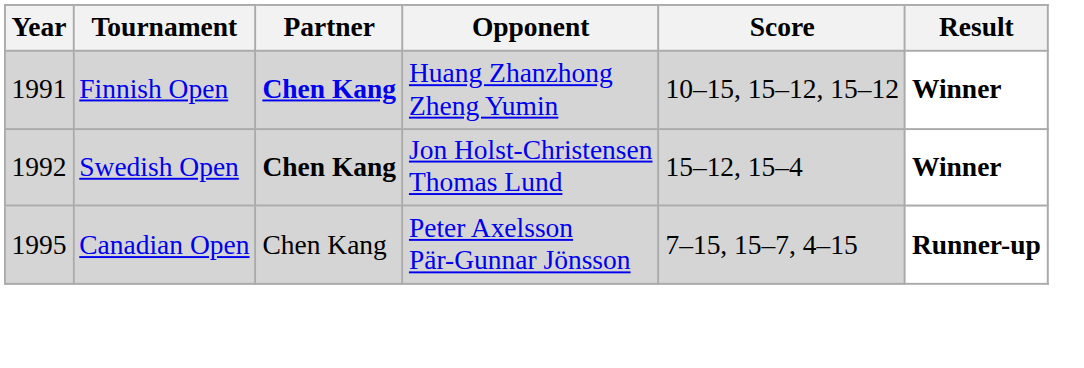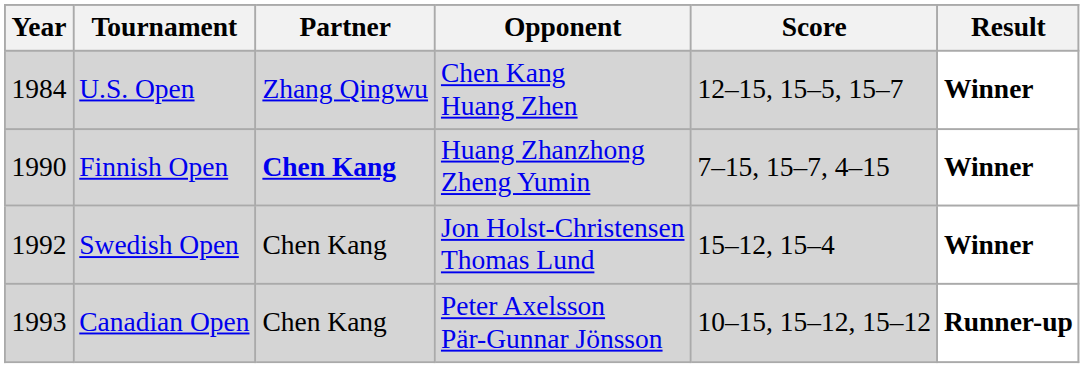+ row: (137, 89)
(39, 89) 1991 -> (39, 167) 1990
(782, 89) 10–15, 15–12, 15–12 -> (794, 167) 7–15, 15–7, 4–15
(329, 167) bold -> (325, 244) normal
(39, 244) 1995 -> (39, 322) 1993
(762, 244) 7–15, 15–7, 4–15 -> (814, 322) 10–15, 15–12, 15–12
